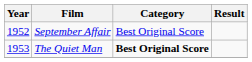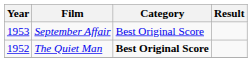(18, 31) 1952 -> (18, 31) 1953
(18, 48) 1953 -> (18, 48) 1952
